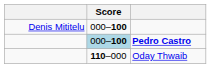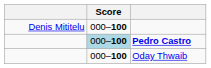(108, 56) 110–000 -> (108, 56) 000–100
